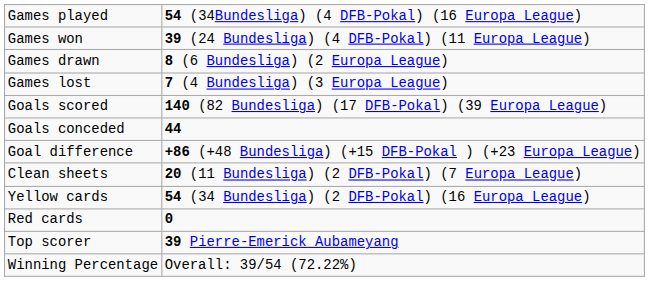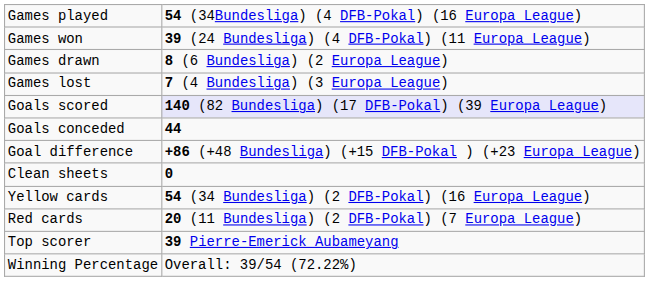(386, 107) no background -> (386, 107) lavender background
(373, 175) 20 (11 Bundesliga) (2 DFB-Pokal) (7 Europa League) -> (169, 175) 0
(169, 220) 0 -> (373, 220) 20 (11 Bundesliga) (2 DFB-Pokal) (7 Europa League)
